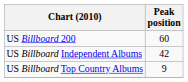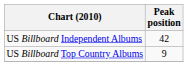- row: (41, 38)
